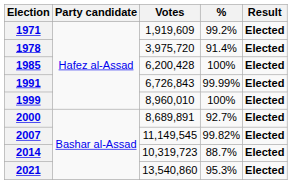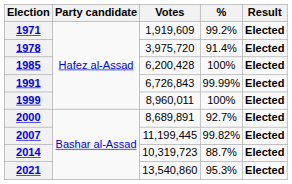(170, 100) 8,960,010 -> (170, 100) 8,960,011
(170, 135) 11,149,545 -> (170, 135) 11,199,445
